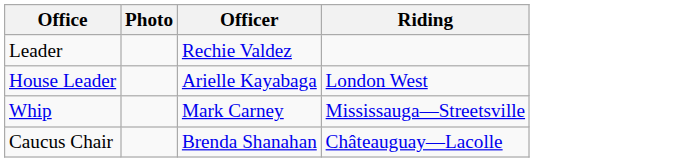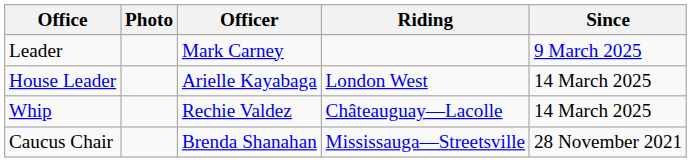+ column: (608, 19)
(237, 50) Rechie Valdez -> (233, 50) Mark Carney
(233, 111) Mark Carney -> (237, 111) Rechie Valdez
(425, 111) Mississauga—Streetsville -> (414, 111) Châteauguay—Lacolle
(414, 141) Châteauguay—Lacolle -> (425, 141) Mississauga—Streetsville
